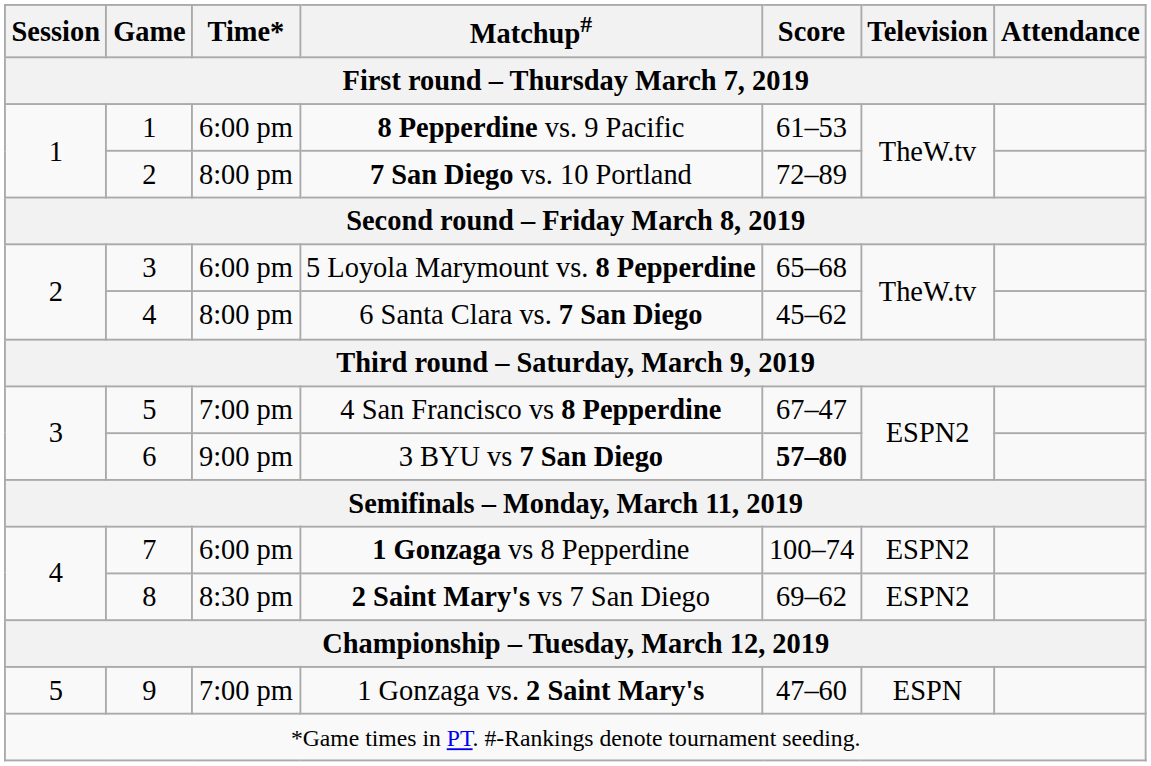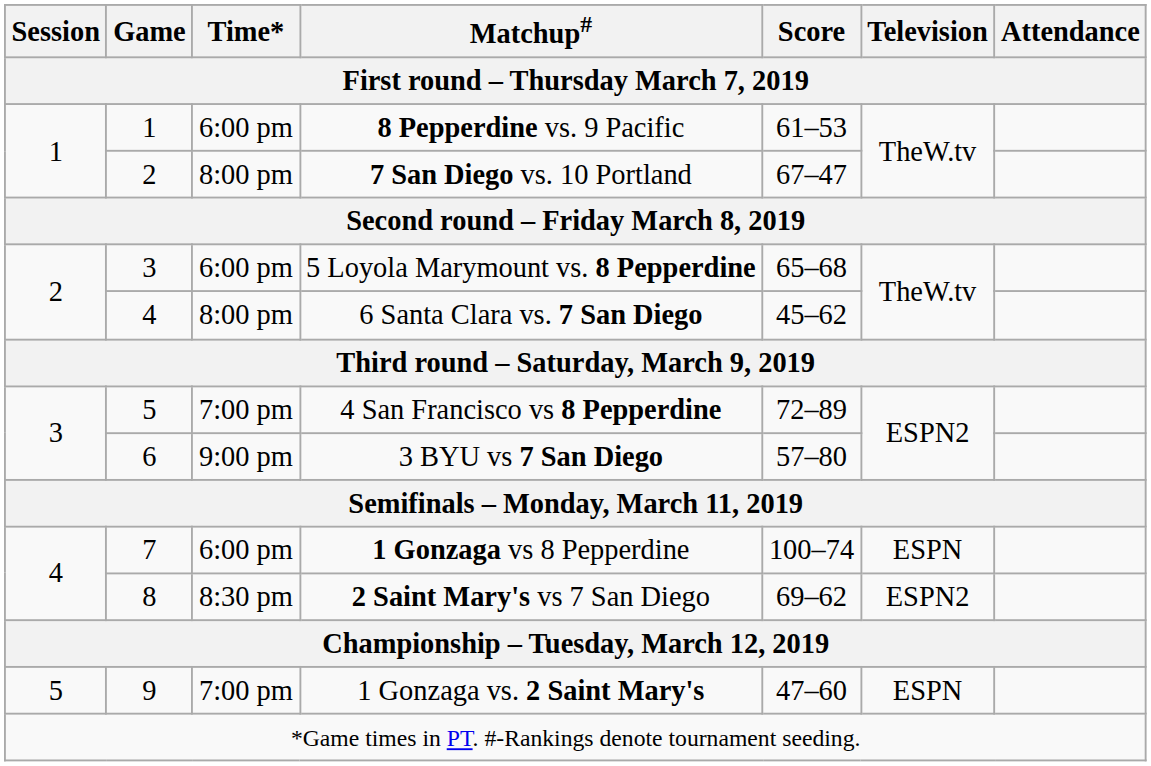(812, 174) 72–89 -> (812, 174) 67–47
(812, 408) 67–47 -> (812, 408) 72–89
(812, 455) bold -> (812, 455) normal
(928, 549) ESPN2 -> (928, 549) ESPN
